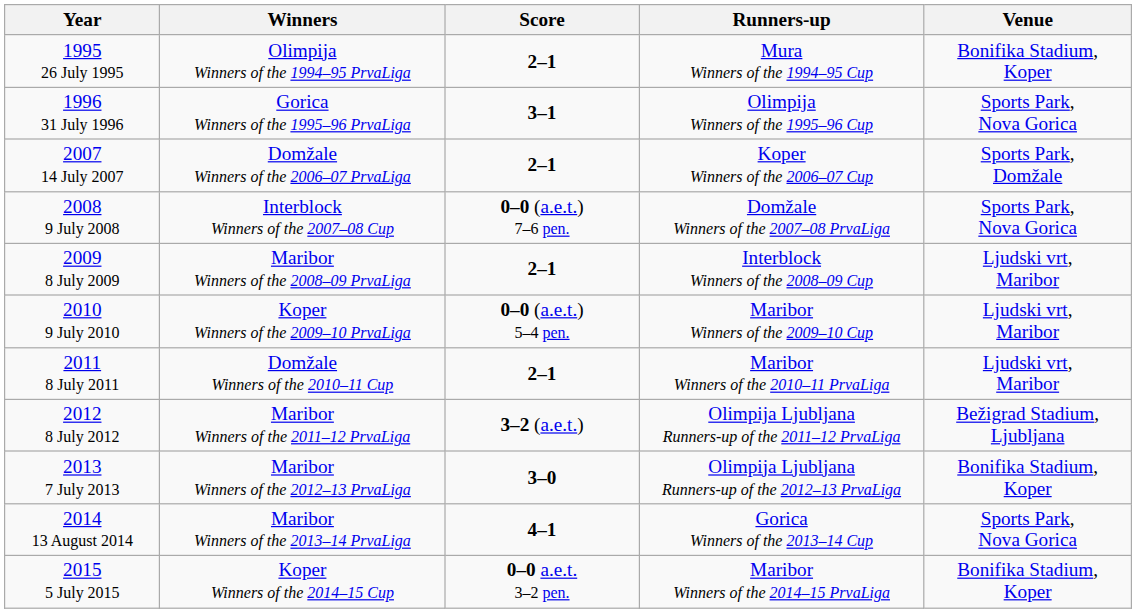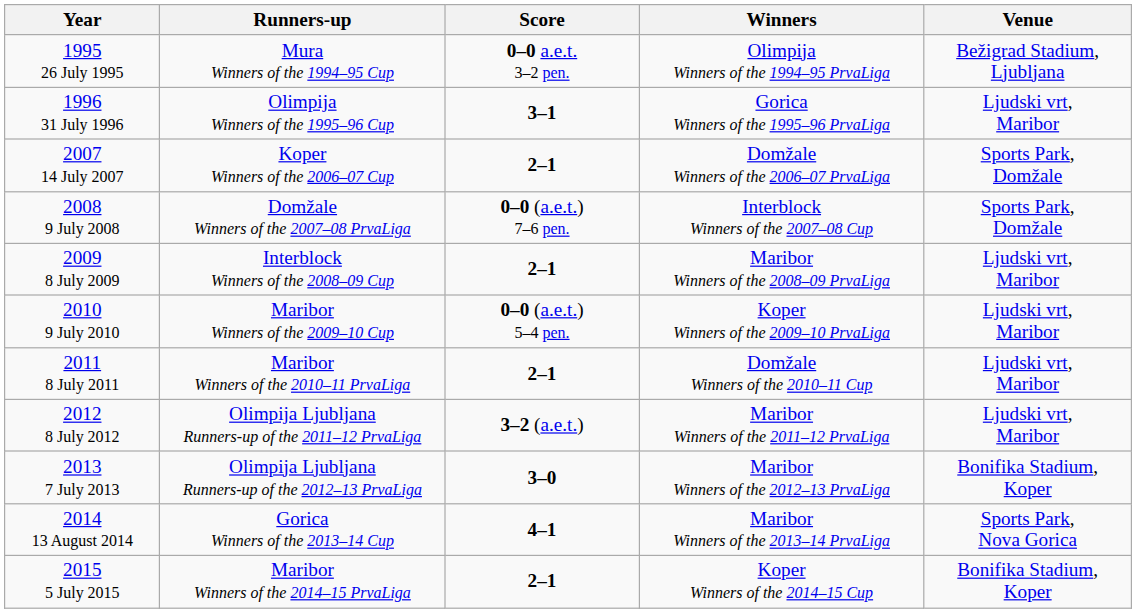columns swapped: (302, 19) <-> (782, 19)
(542, 60) 2–1 -> (542, 60) 0–0 a.e.t. 3–2 pen.
(1028, 60) Bonifika Stadium, Koper -> (1028, 60) Bežigrad Stadium, Ljubljana
(1028, 113) Sports Park, Nova Gorica -> (1028, 113) Ljudski vrt, Maribor
(1028, 217) Sports Park, Nova Gorica -> (1028, 217) Sports Park, Domžale
(1028, 425) Bežigrad Stadium, Ljubljana -> (1028, 425) Ljudski vrt, Maribor
(542, 581) 0–0 a.e.t. 3–2 pen. -> (542, 581) 2–1
